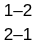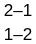rows swapped: (18, 11) <-> (18, 34)
